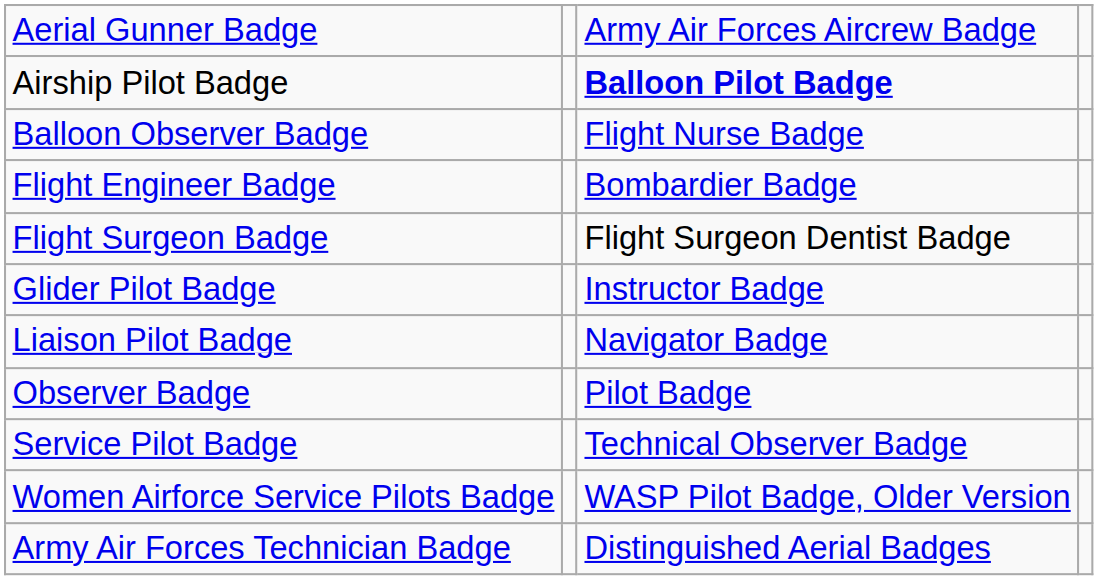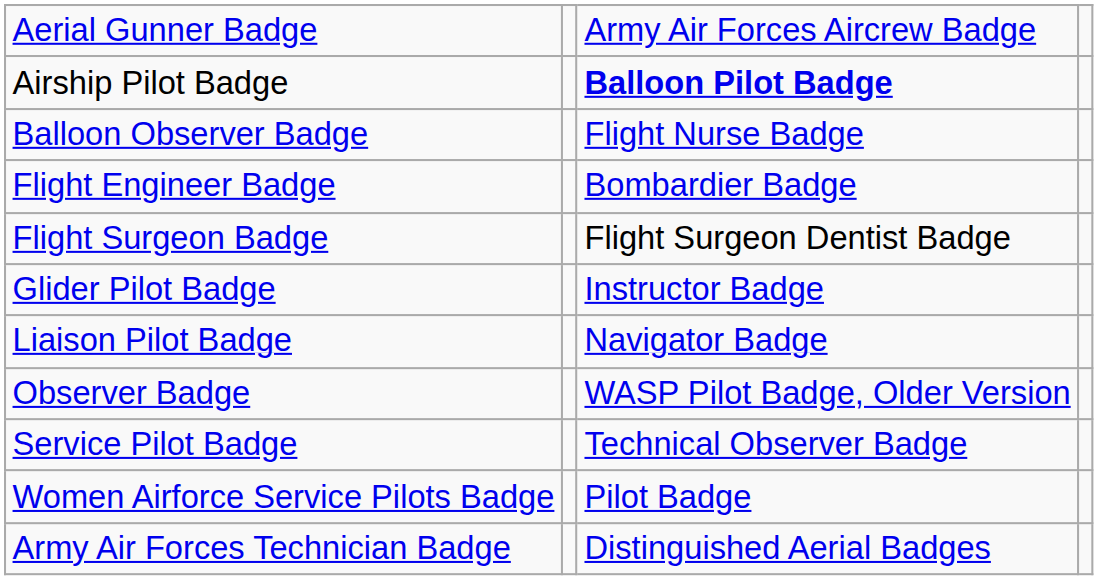(668, 392) Pilot Badge -> (828, 392) WASP Pilot Badge, Older Version
(828, 496) WASP Pilot Badge, Older Version -> (668, 496) Pilot Badge
